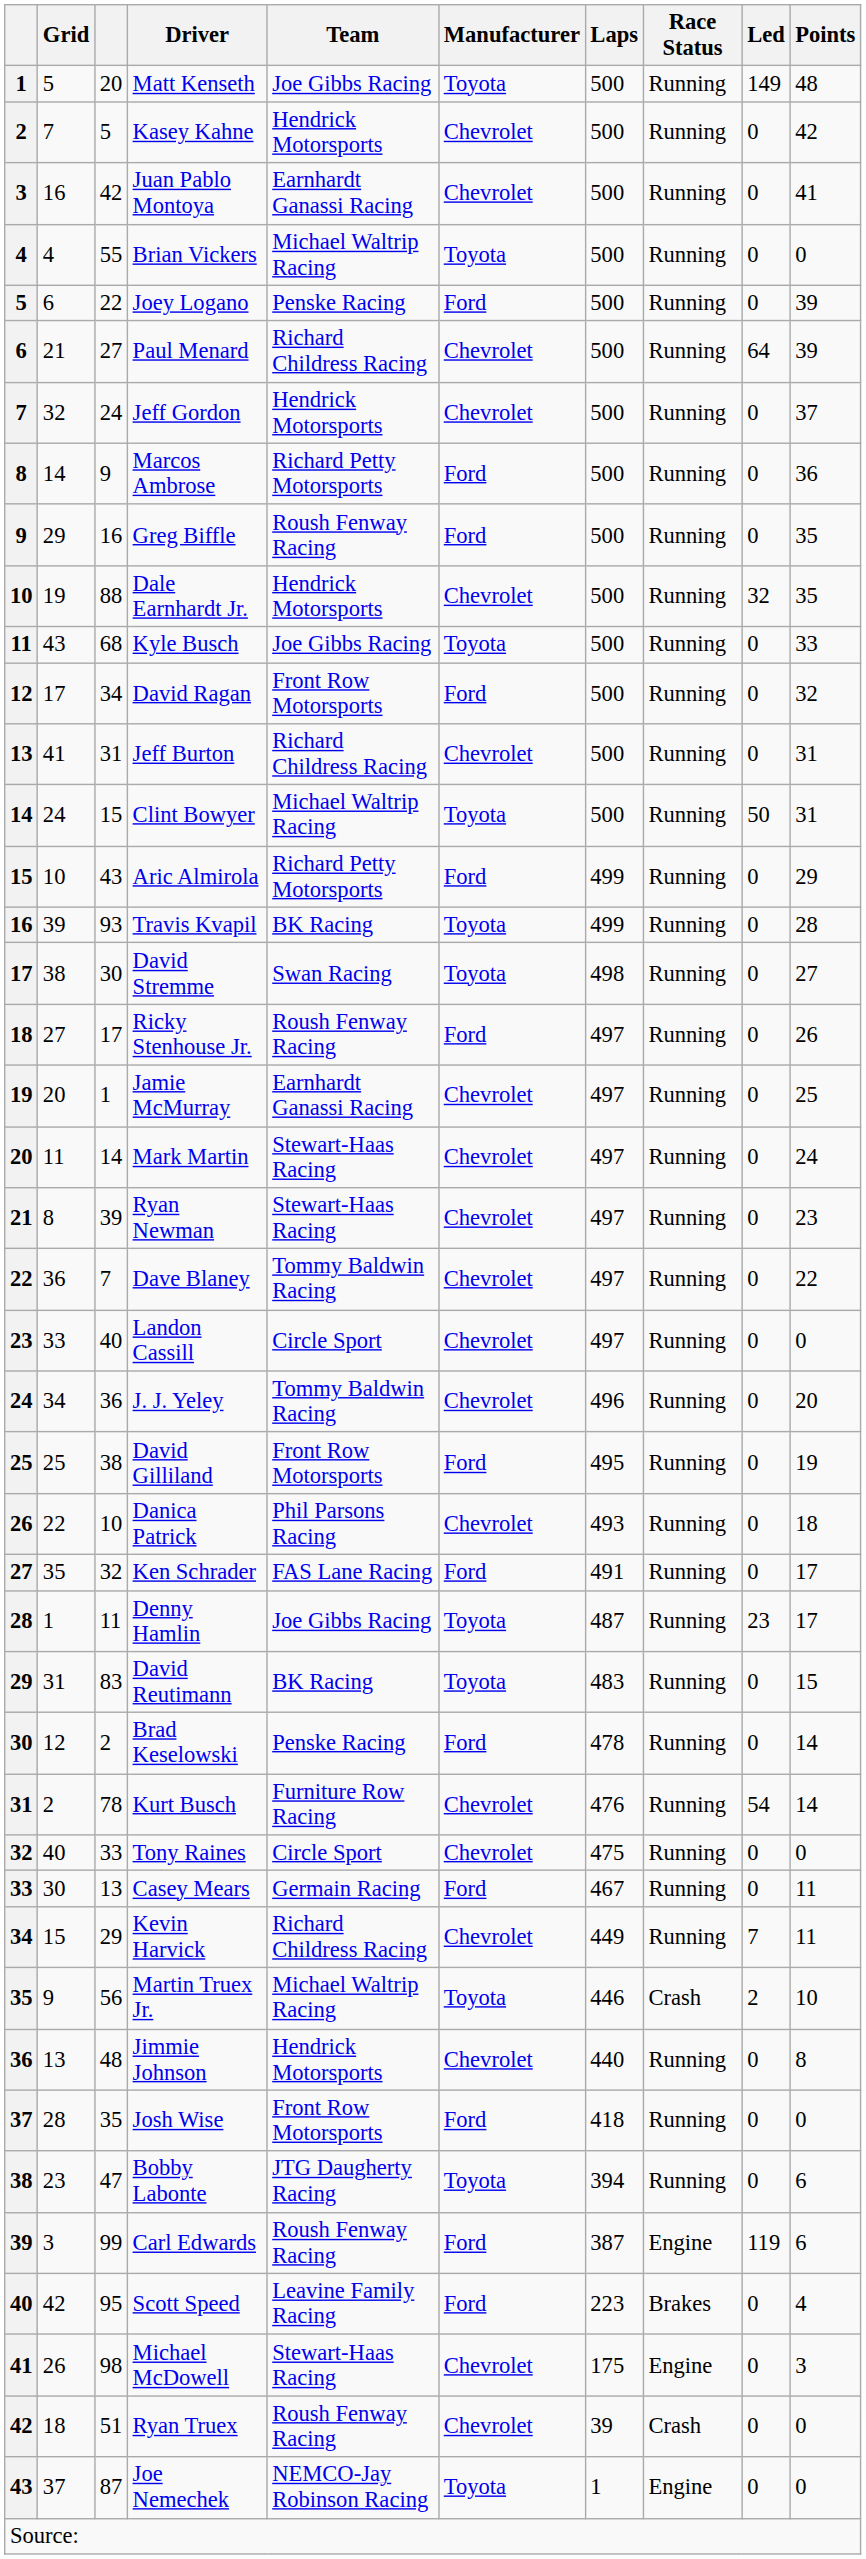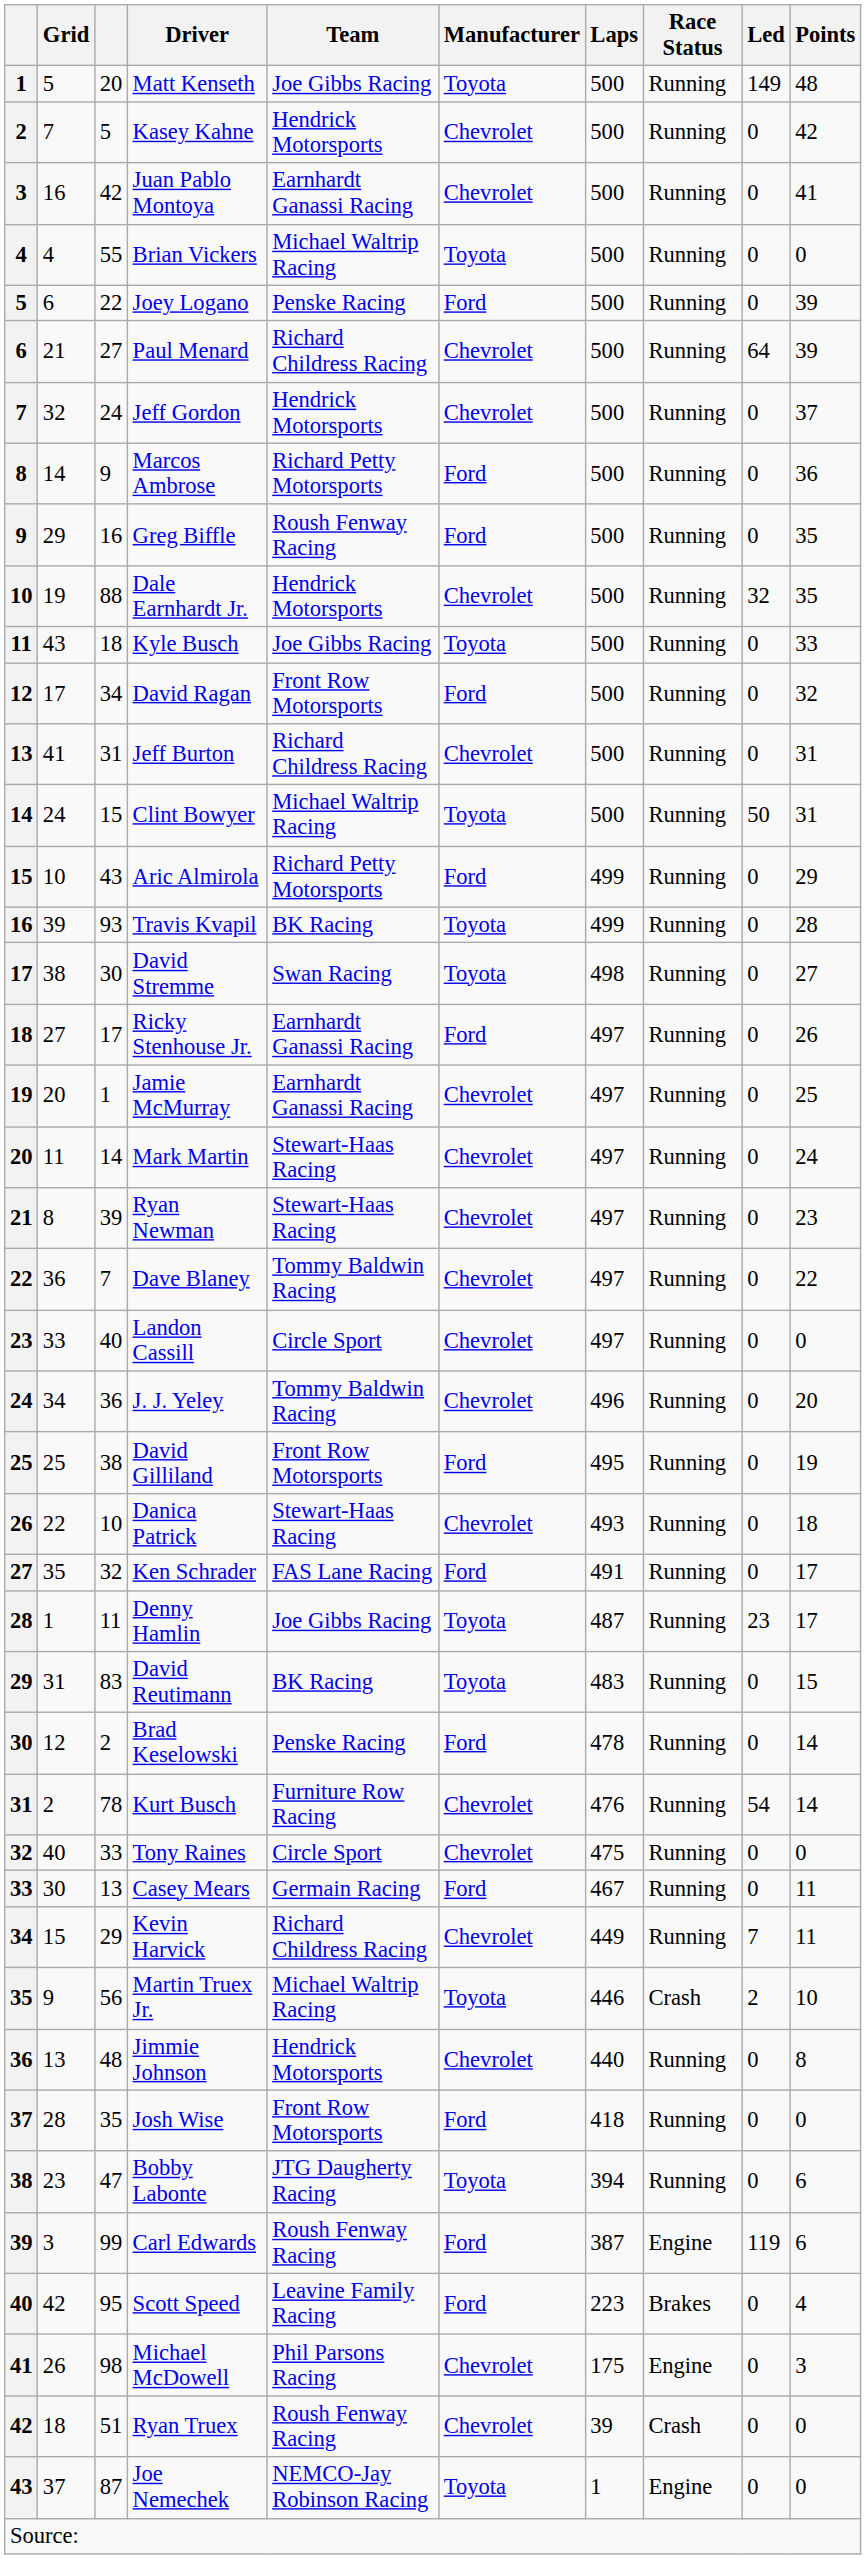(111, 644) 68 -> (111, 644) 18
(340, 1034) Roush Fenway Racing -> (343, 1034) Earnhardt Ganassi Racing
(328, 1523) Phil Parsons Racing -> (333, 1523) Stewart-Haas Racing
(333, 2364) Stewart-Haas Racing -> (328, 2364) Phil Parsons Racing
